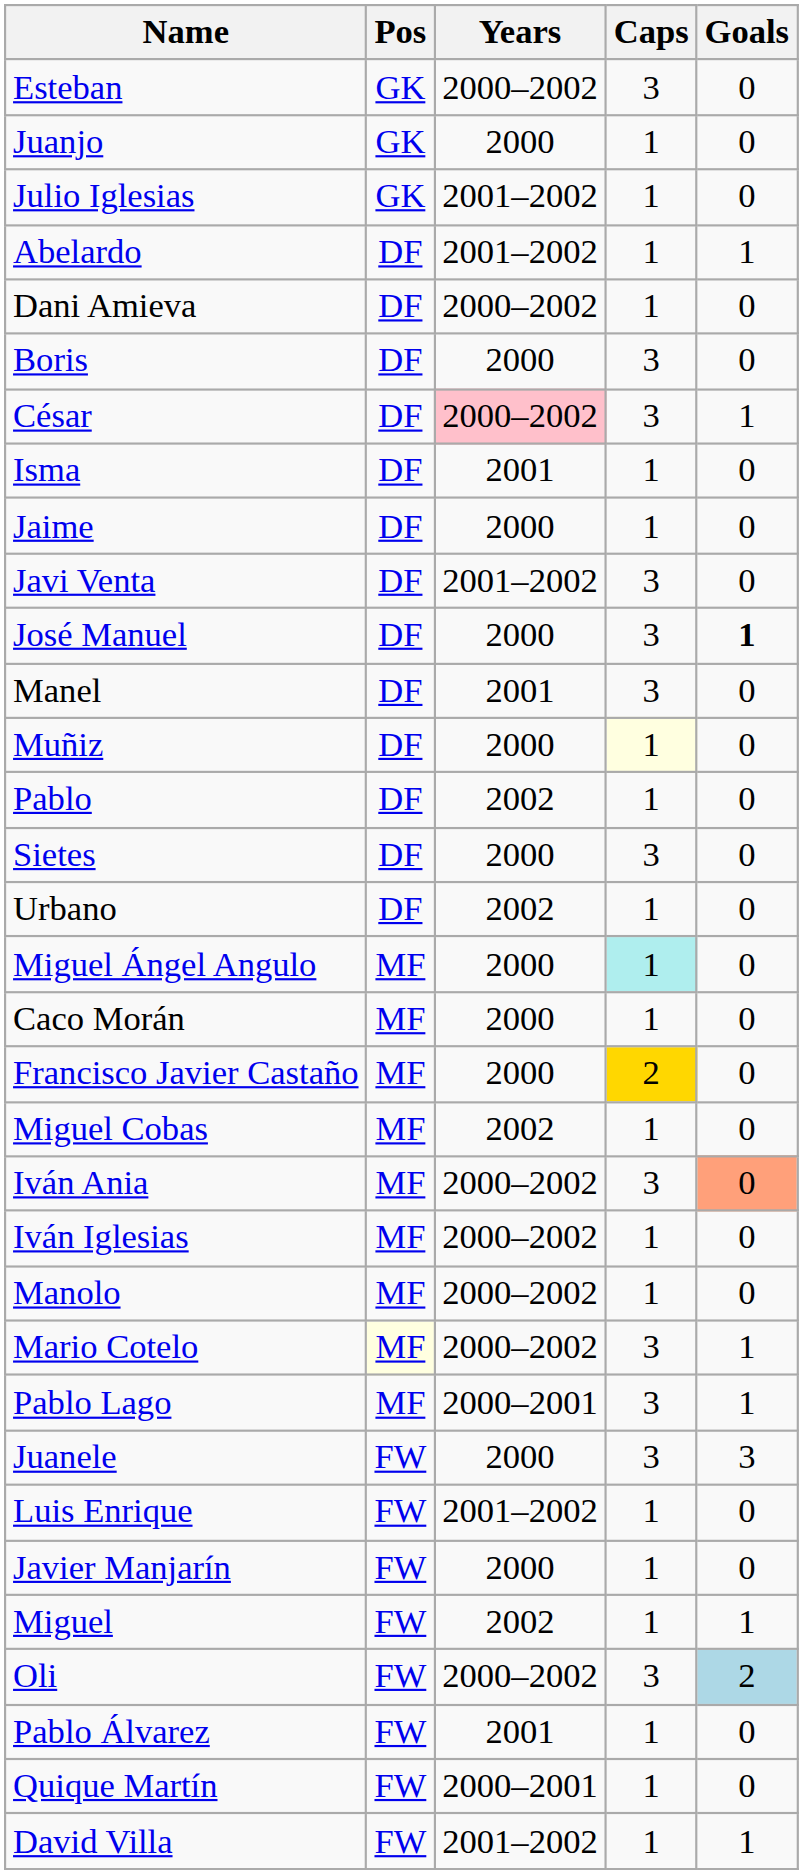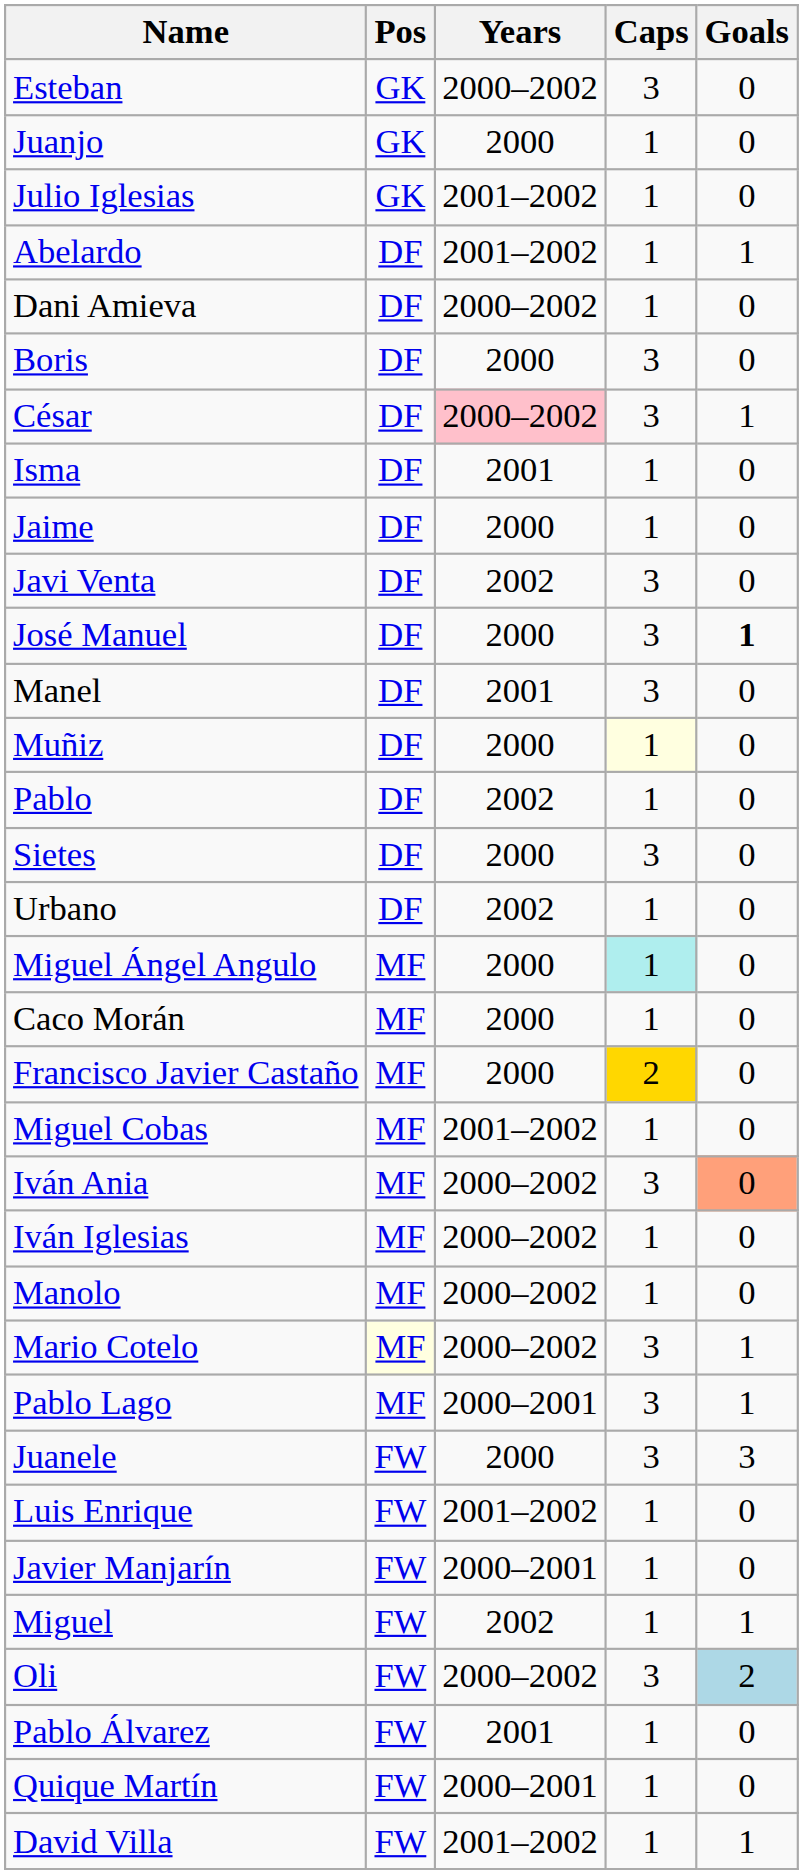(520, 580) 2001–2002 -> (520, 580) 2002
(520, 1128) 2002 -> (520, 1128) 2001–2002
(520, 1566) 2000 -> (520, 1566) 2000–2001
